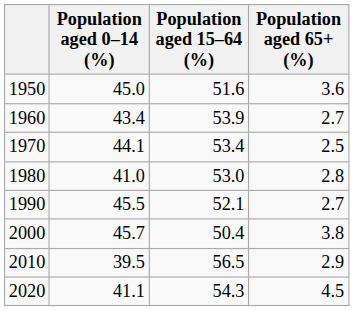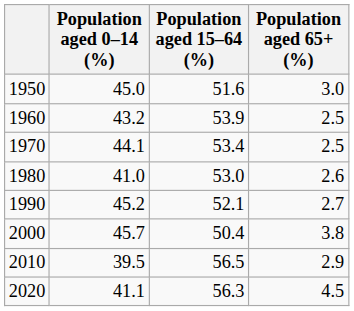(333, 88) 3.6 -> (333, 88) 3.0
(129, 117) 43.4 -> (129, 117) 43.2
(333, 117) 2.7 -> (333, 117) 2.5
(333, 175) 2.8 -> (333, 175) 2.6
(129, 204) 45.5 -> (129, 204) 45.2
(229, 291) 54.3 -> (229, 291) 56.3
